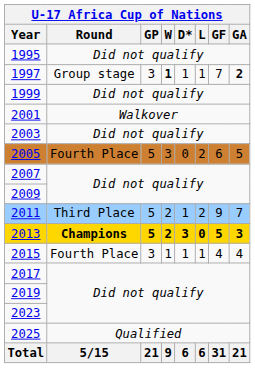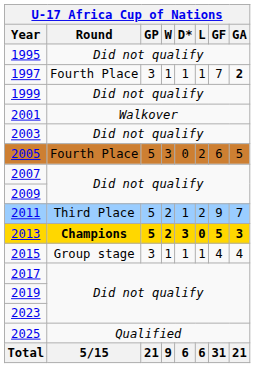(94, 74) Group stage -> (94, 74) Fourth Place
(168, 74) bold -> (168, 74) normal
(94, 253) Fourth Place -> (94, 253) Group stage
